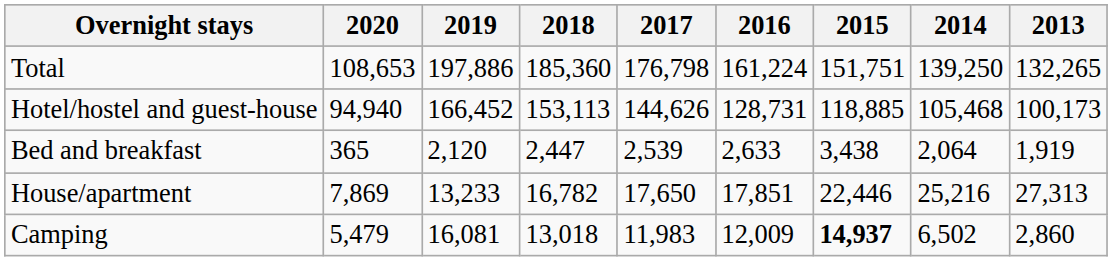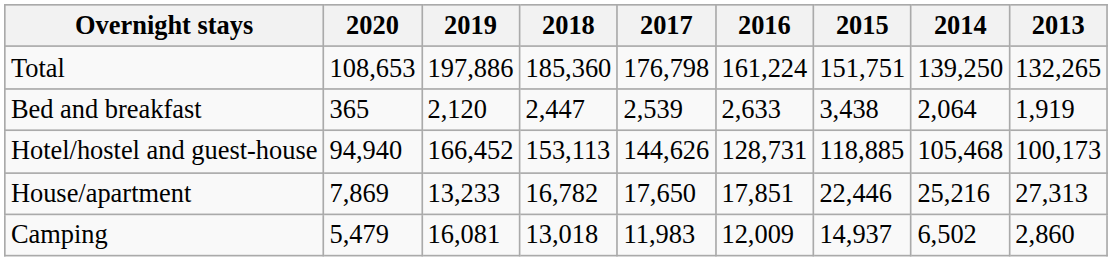rows swapped: (164, 109) <-> (106, 151)
(856, 234) bold -> (856, 234) normal
